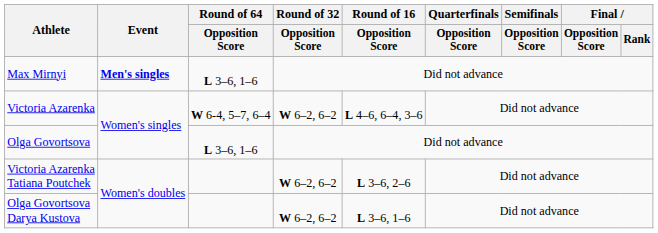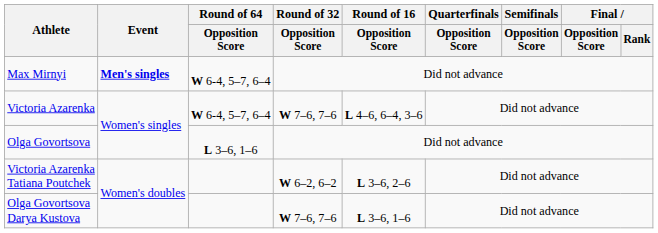(231, 81) L 3–6, 1–6 -> (231, 81) W 6-4, 5–7, 6–4
(308, 115) W 6–2, 6–2 -> (308, 115) W 7–6, 7–6
(308, 218) W 6–2, 6–2 -> (308, 218) W 7–6, 7–6
